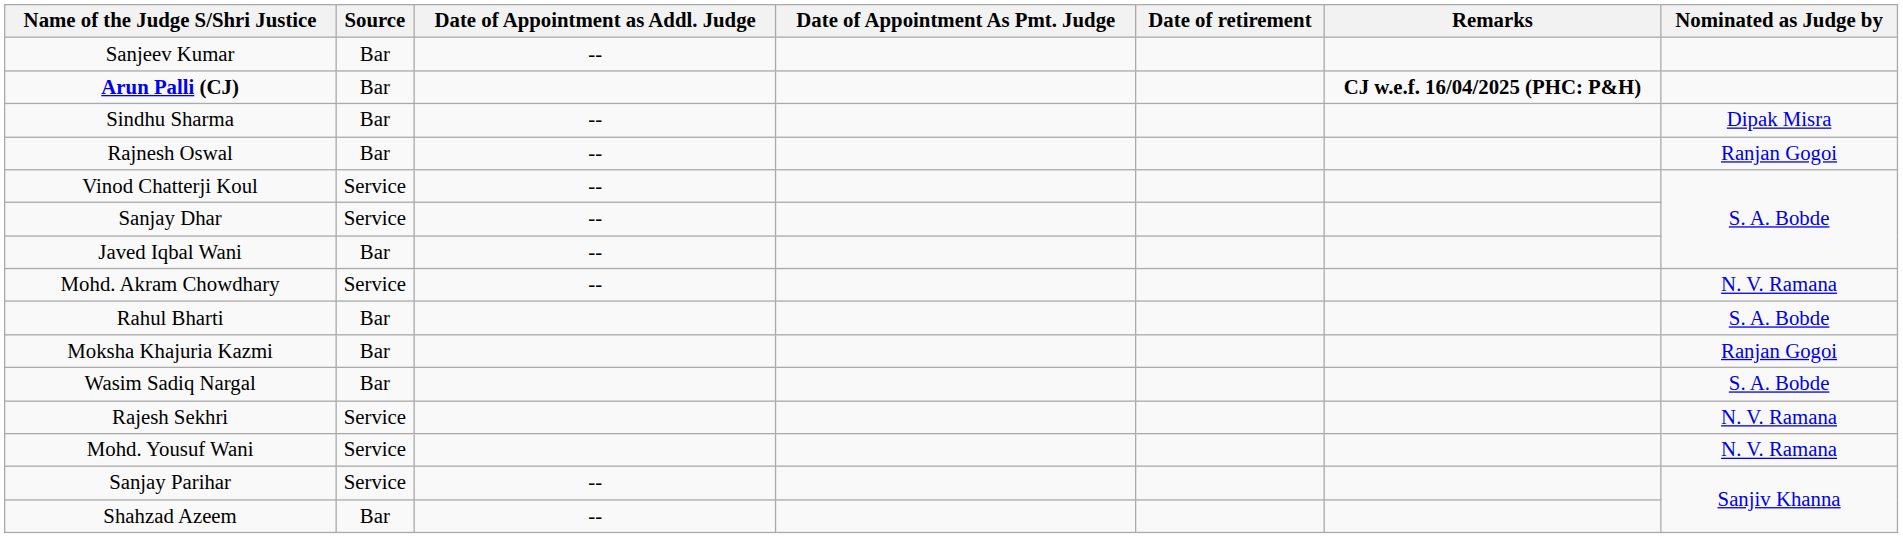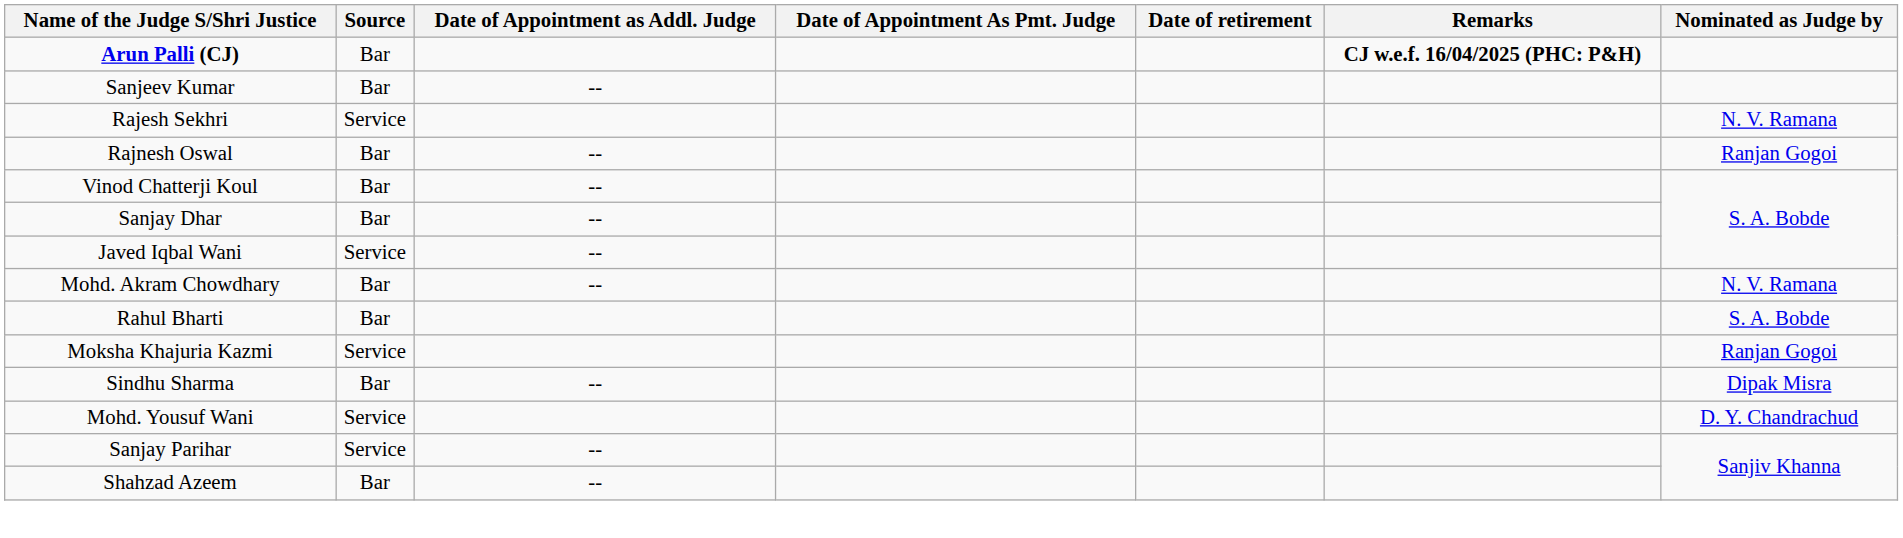rows swapped: (170, 86) <-> (170, 53)
rows swapped: (170, 119) <-> (170, 416)
(375, 185) Service -> (375, 185) Bar
(375, 218) Service -> (375, 218) Bar
(375, 251) Bar -> (375, 251) Service
(375, 284) Service -> (375, 284) Bar
(375, 350) Bar -> (375, 350) Service
- row: (170, 383)
(1779, 449) N. V. Ramana -> (1779, 416) D. Y. Chandrachud
